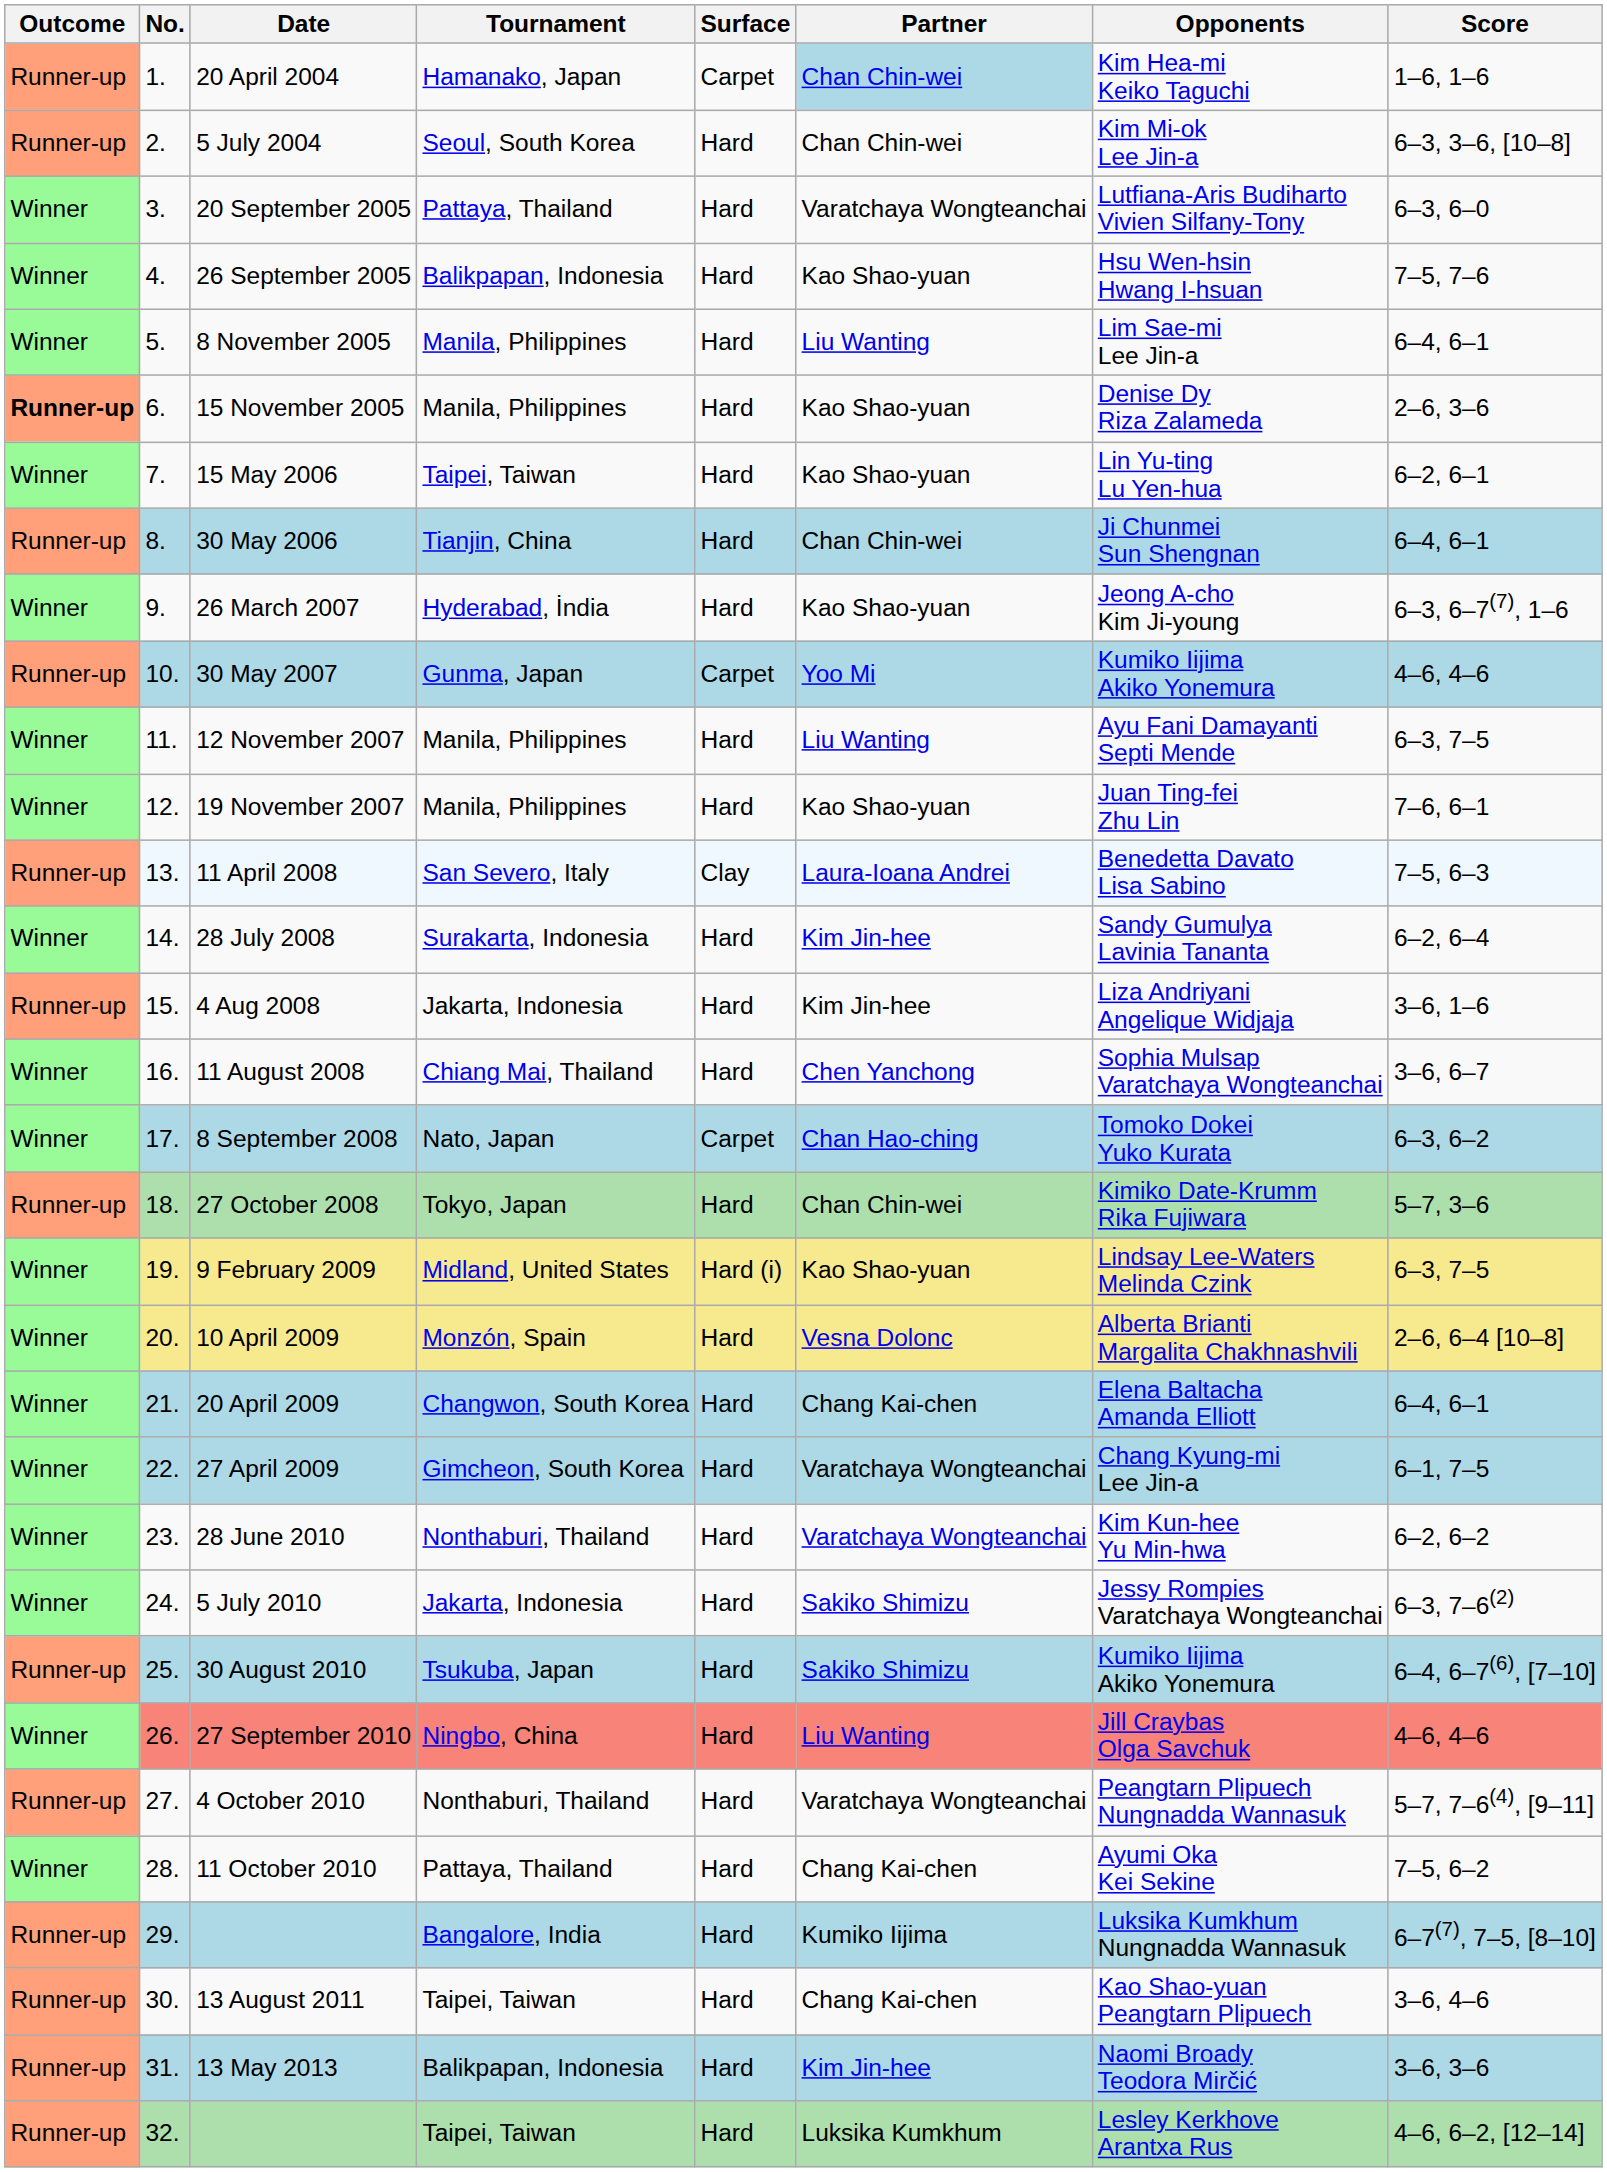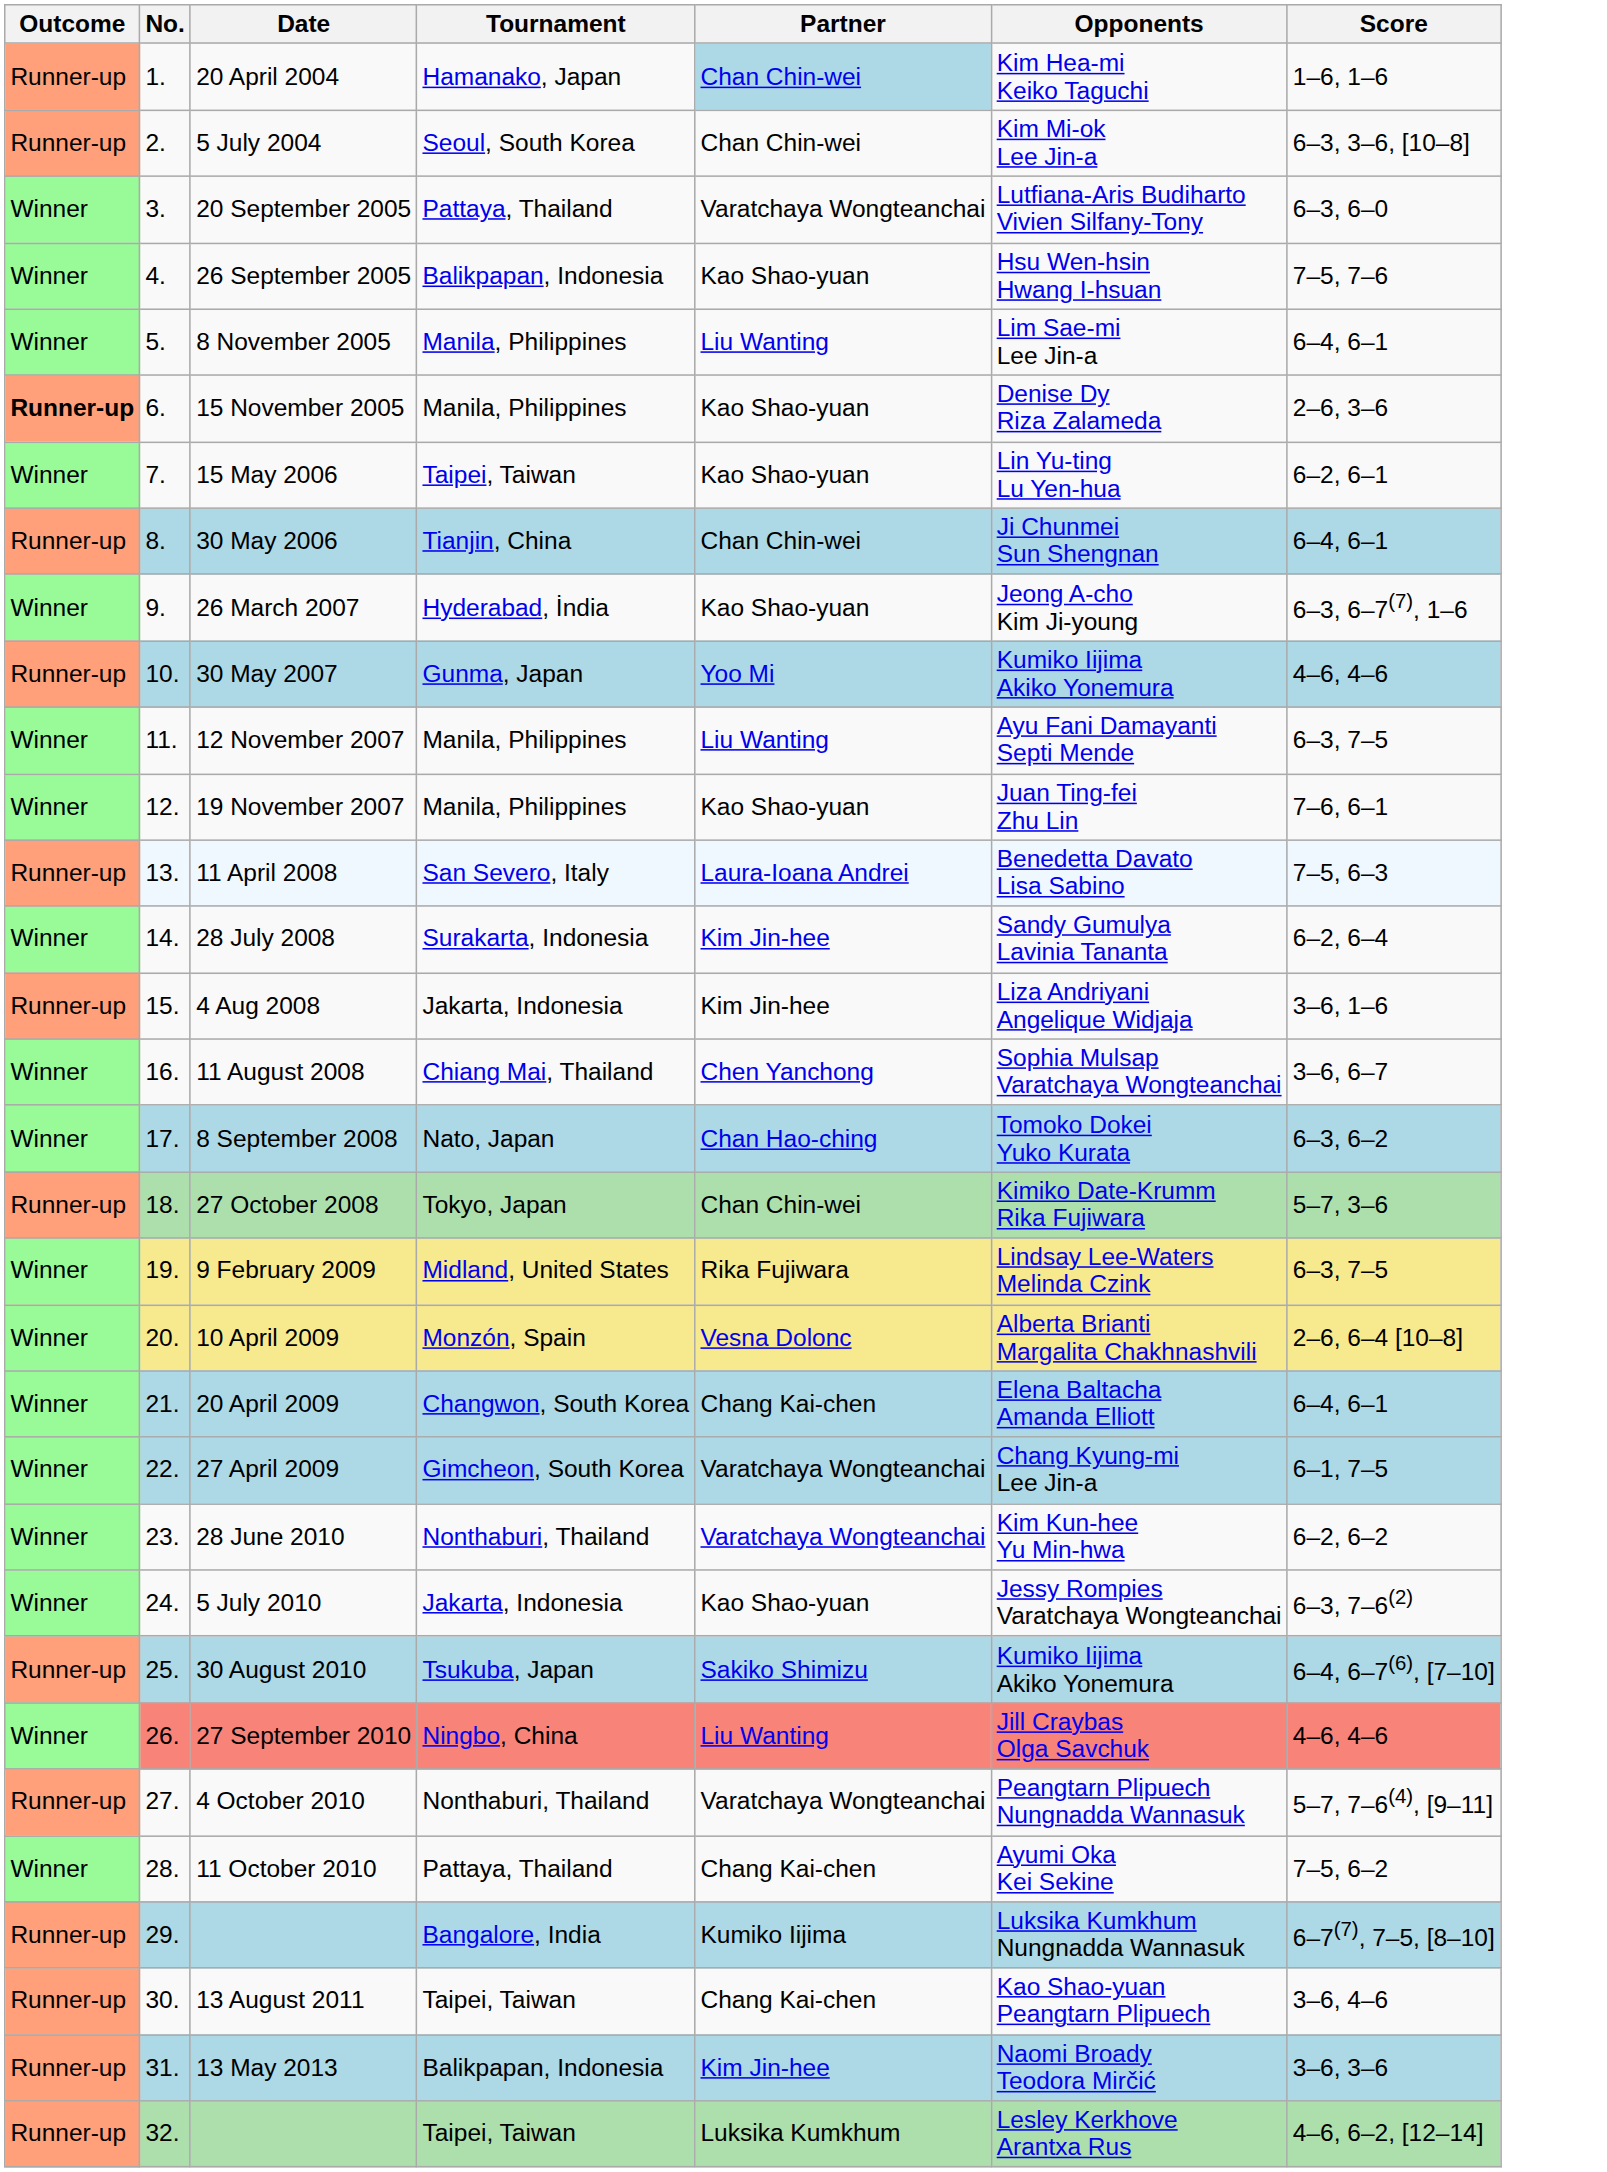- column: (745, 23)
(886, 1271) Kao Shao-yuan -> (775, 1271) Rika Fujiwara
(885, 1602) Sakiko Shimizu -> (785, 1602) Kao Shao-yuan
